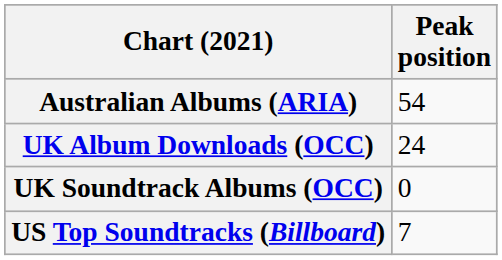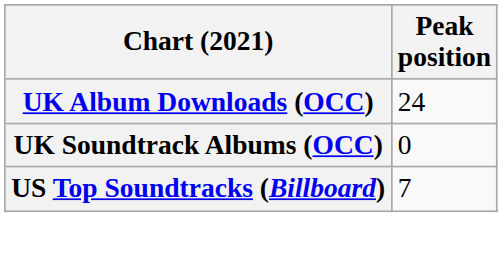- row: (198, 100)
